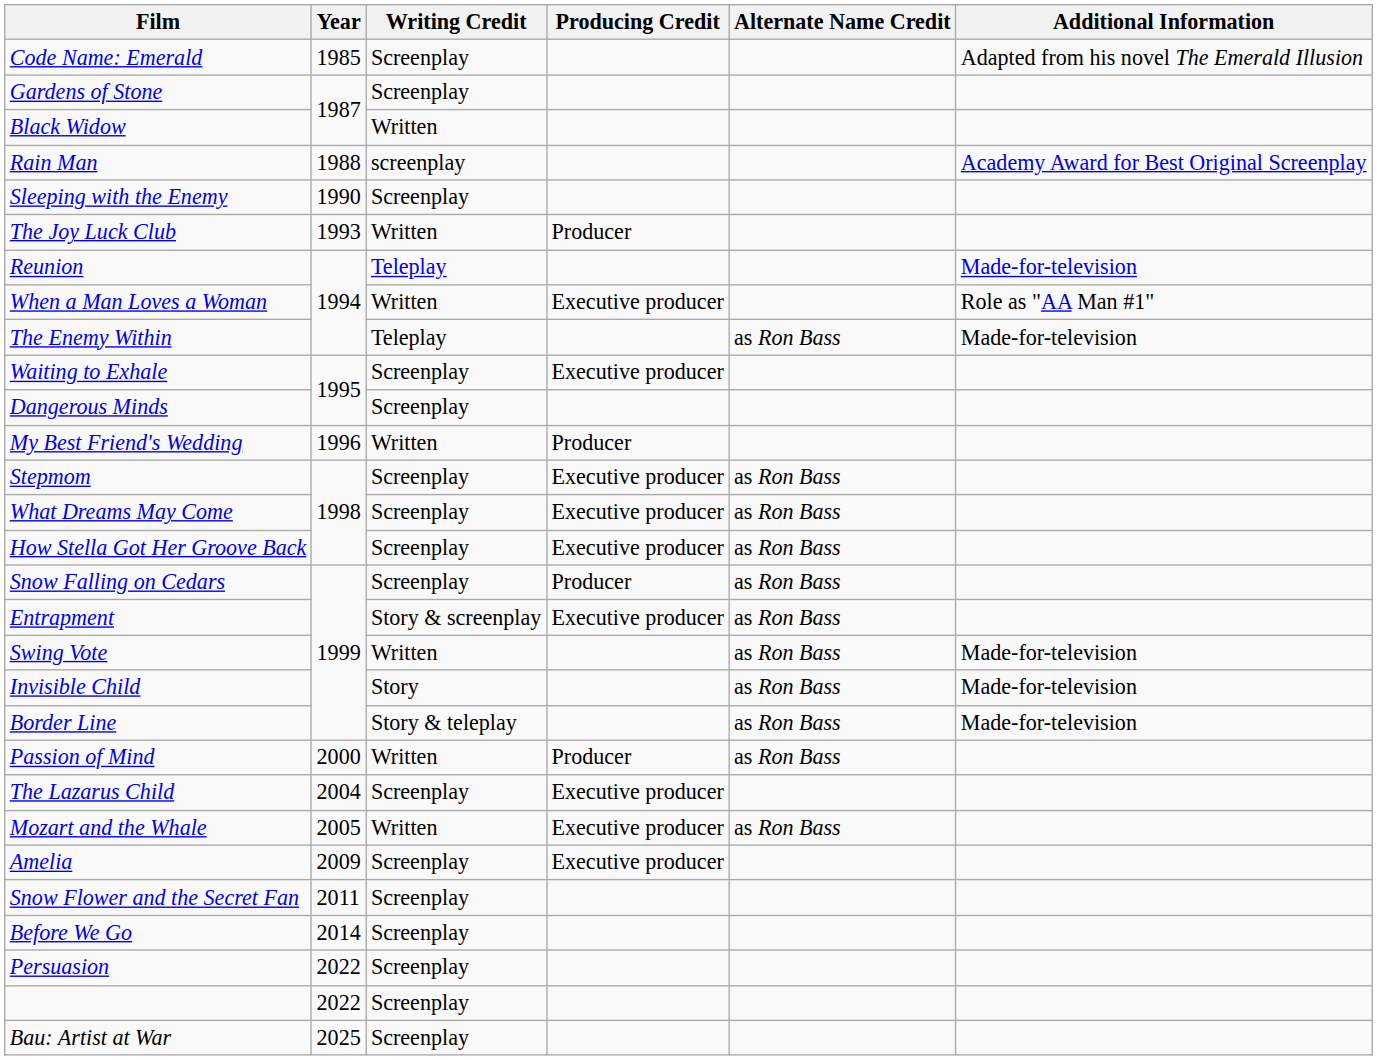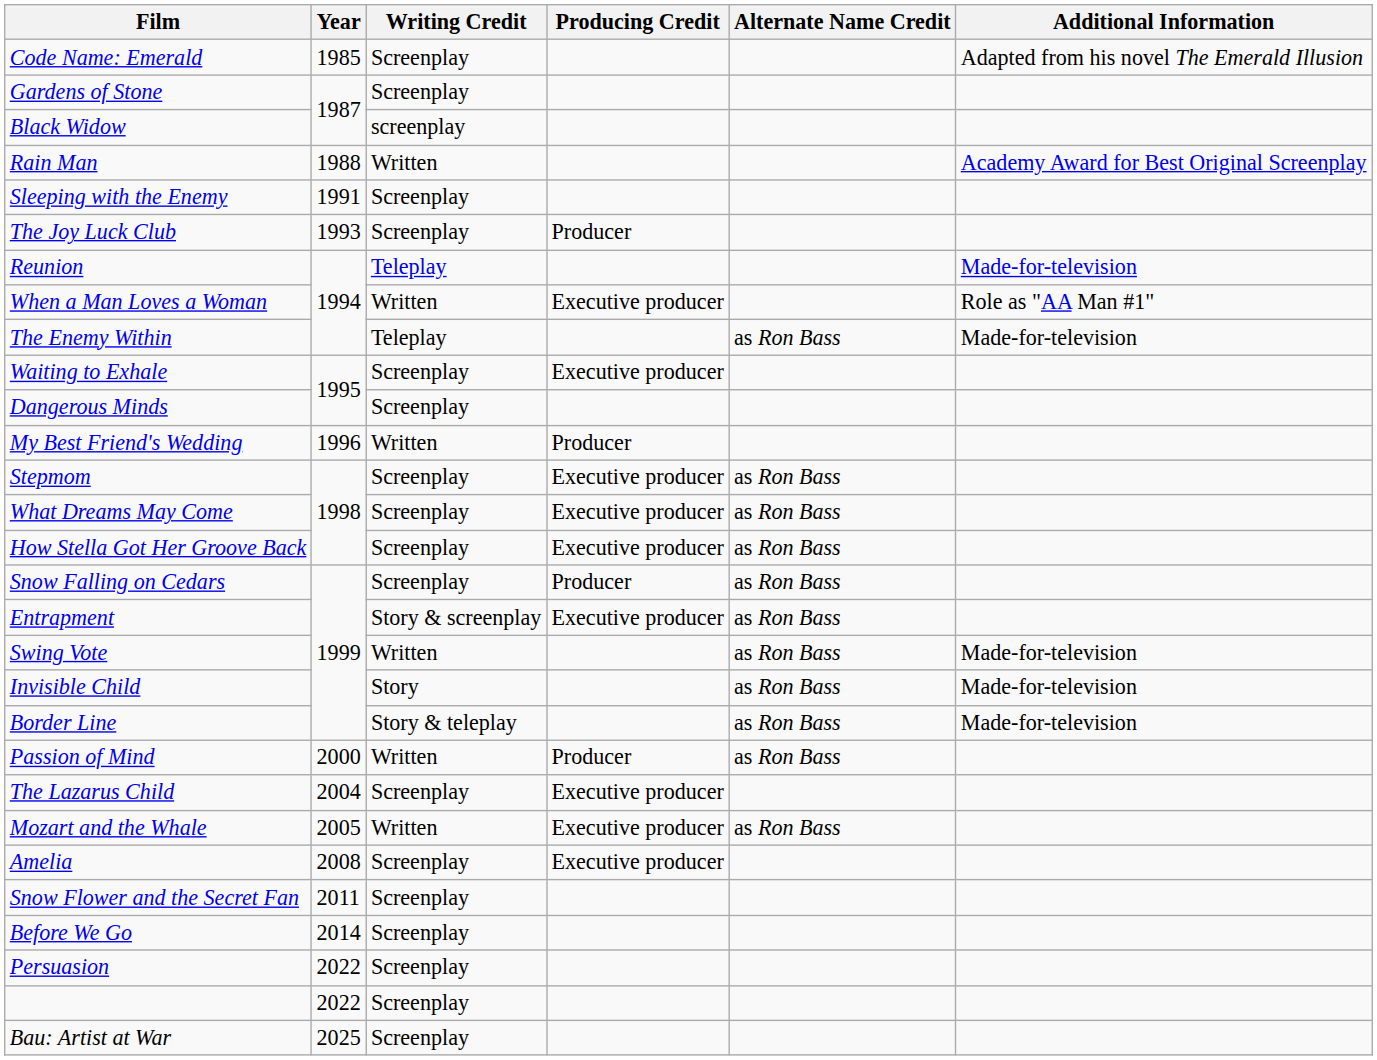(404, 127) Written -> (418, 127) screenplay
(418, 162) screenplay -> (404, 162) Written
(339, 197) 1990 -> (339, 197) 1991
(404, 232) Written -> (420, 232) Screenplay
(339, 862) 2009 -> (339, 862) 2008
